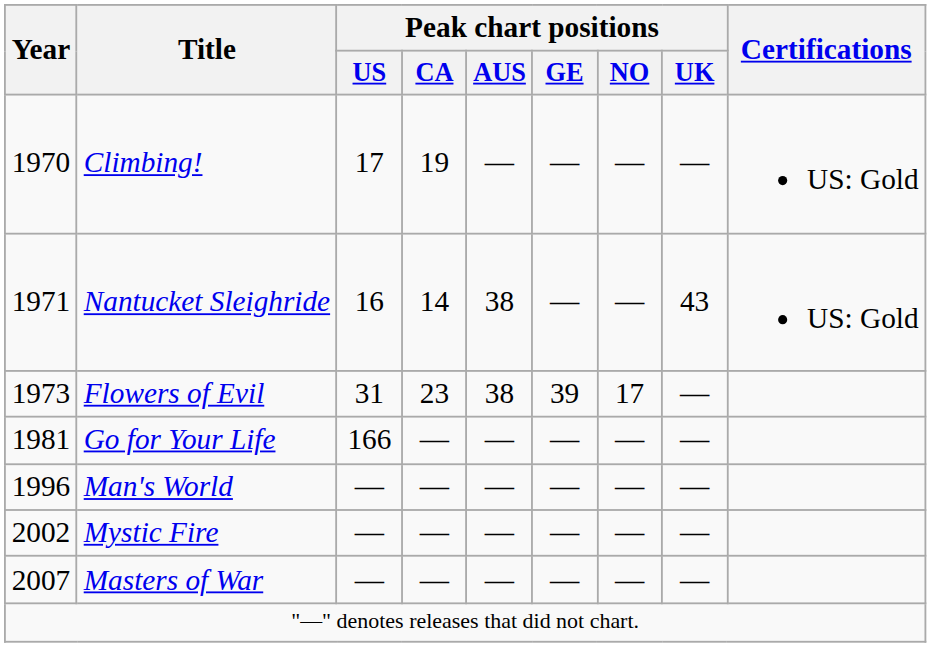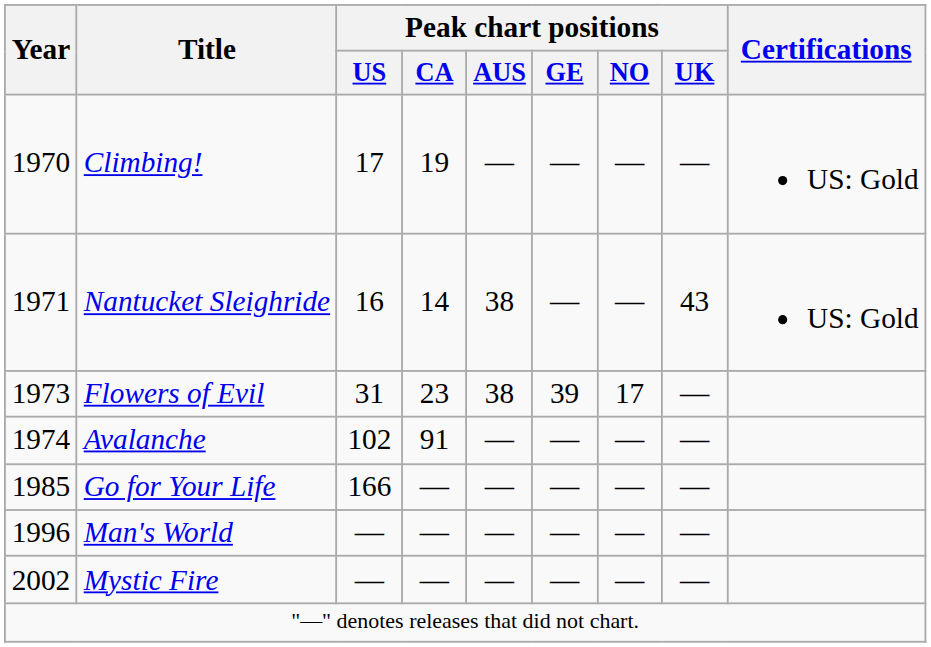+ row: (145, 439)
(41, 439) 1981 -> (41, 486) 1985
- row: (173, 579)
